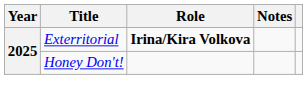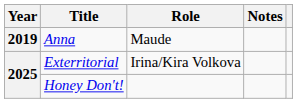+ row: (60, 39)
(190, 39) bold -> (186, 62) normal
